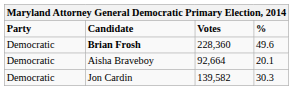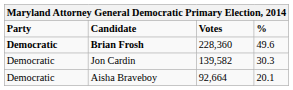(31, 45) normal -> (32, 45) bold
rows swapped: (110, 77) <-> (121, 61)
